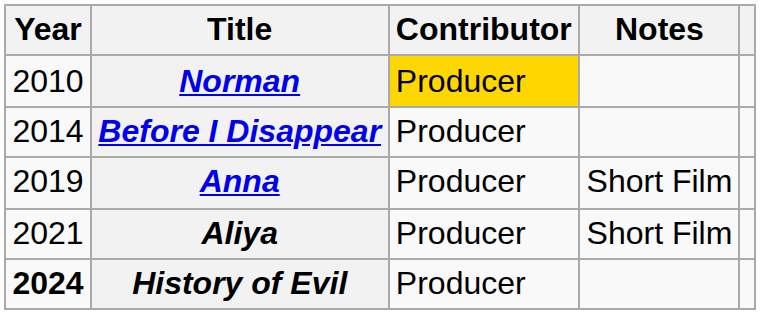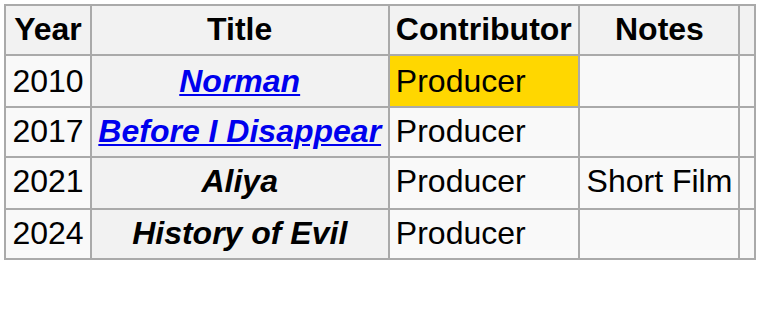(48, 131) 2014 -> (48, 131) 2017
- row: (240, 182)
(48, 283) bold -> (48, 232) normal
